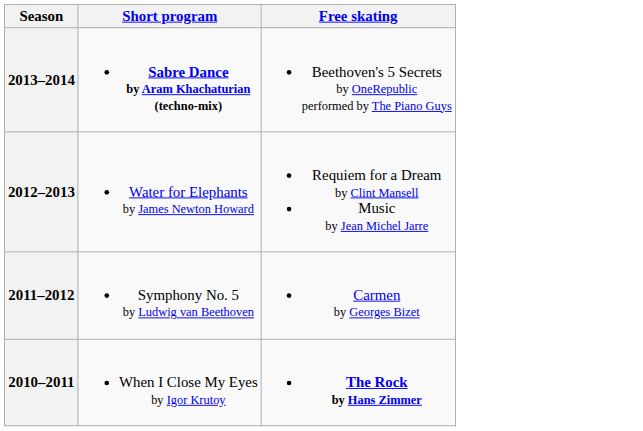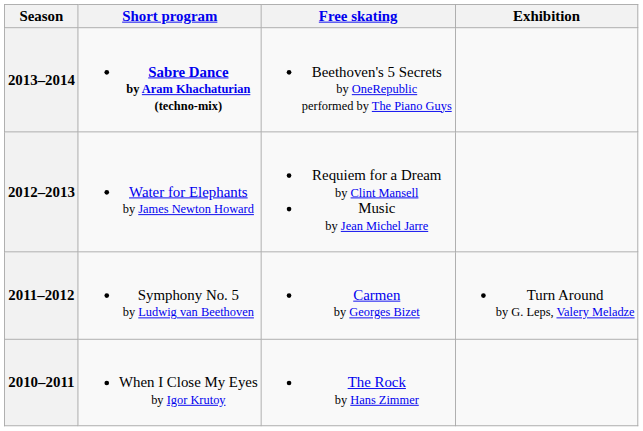+ column: (547, 16)
(358, 391) bold -> (358, 391) normal
